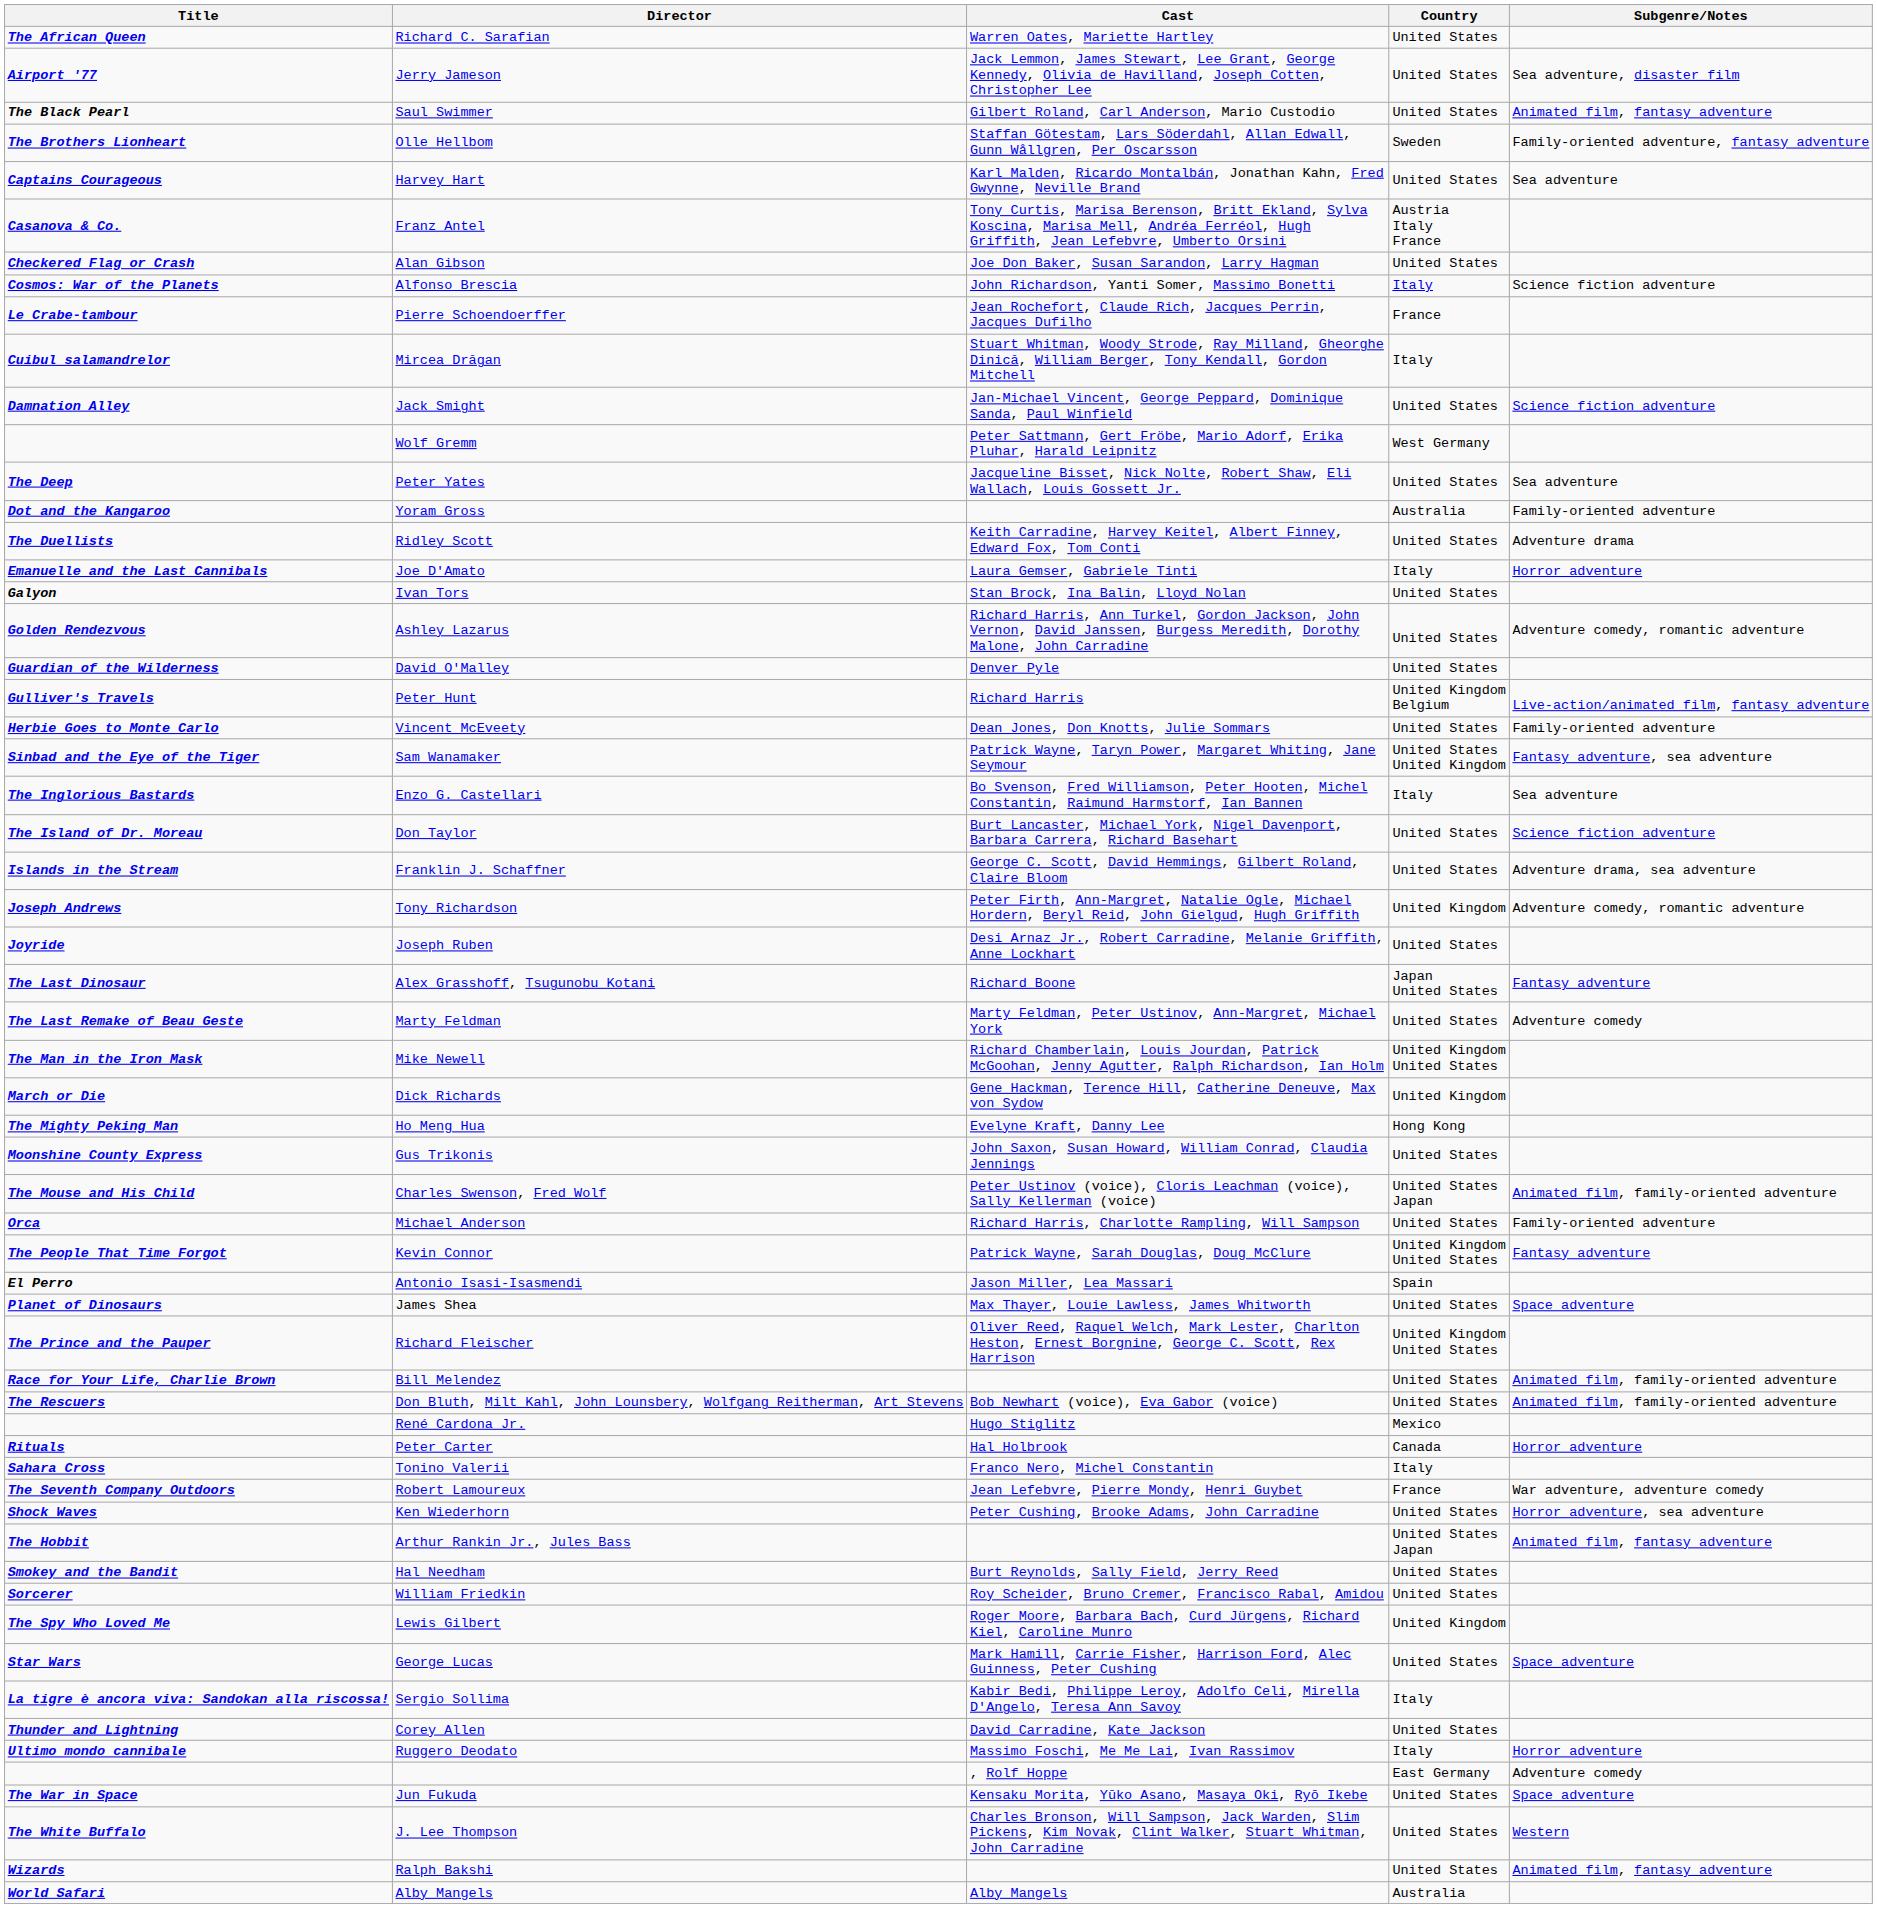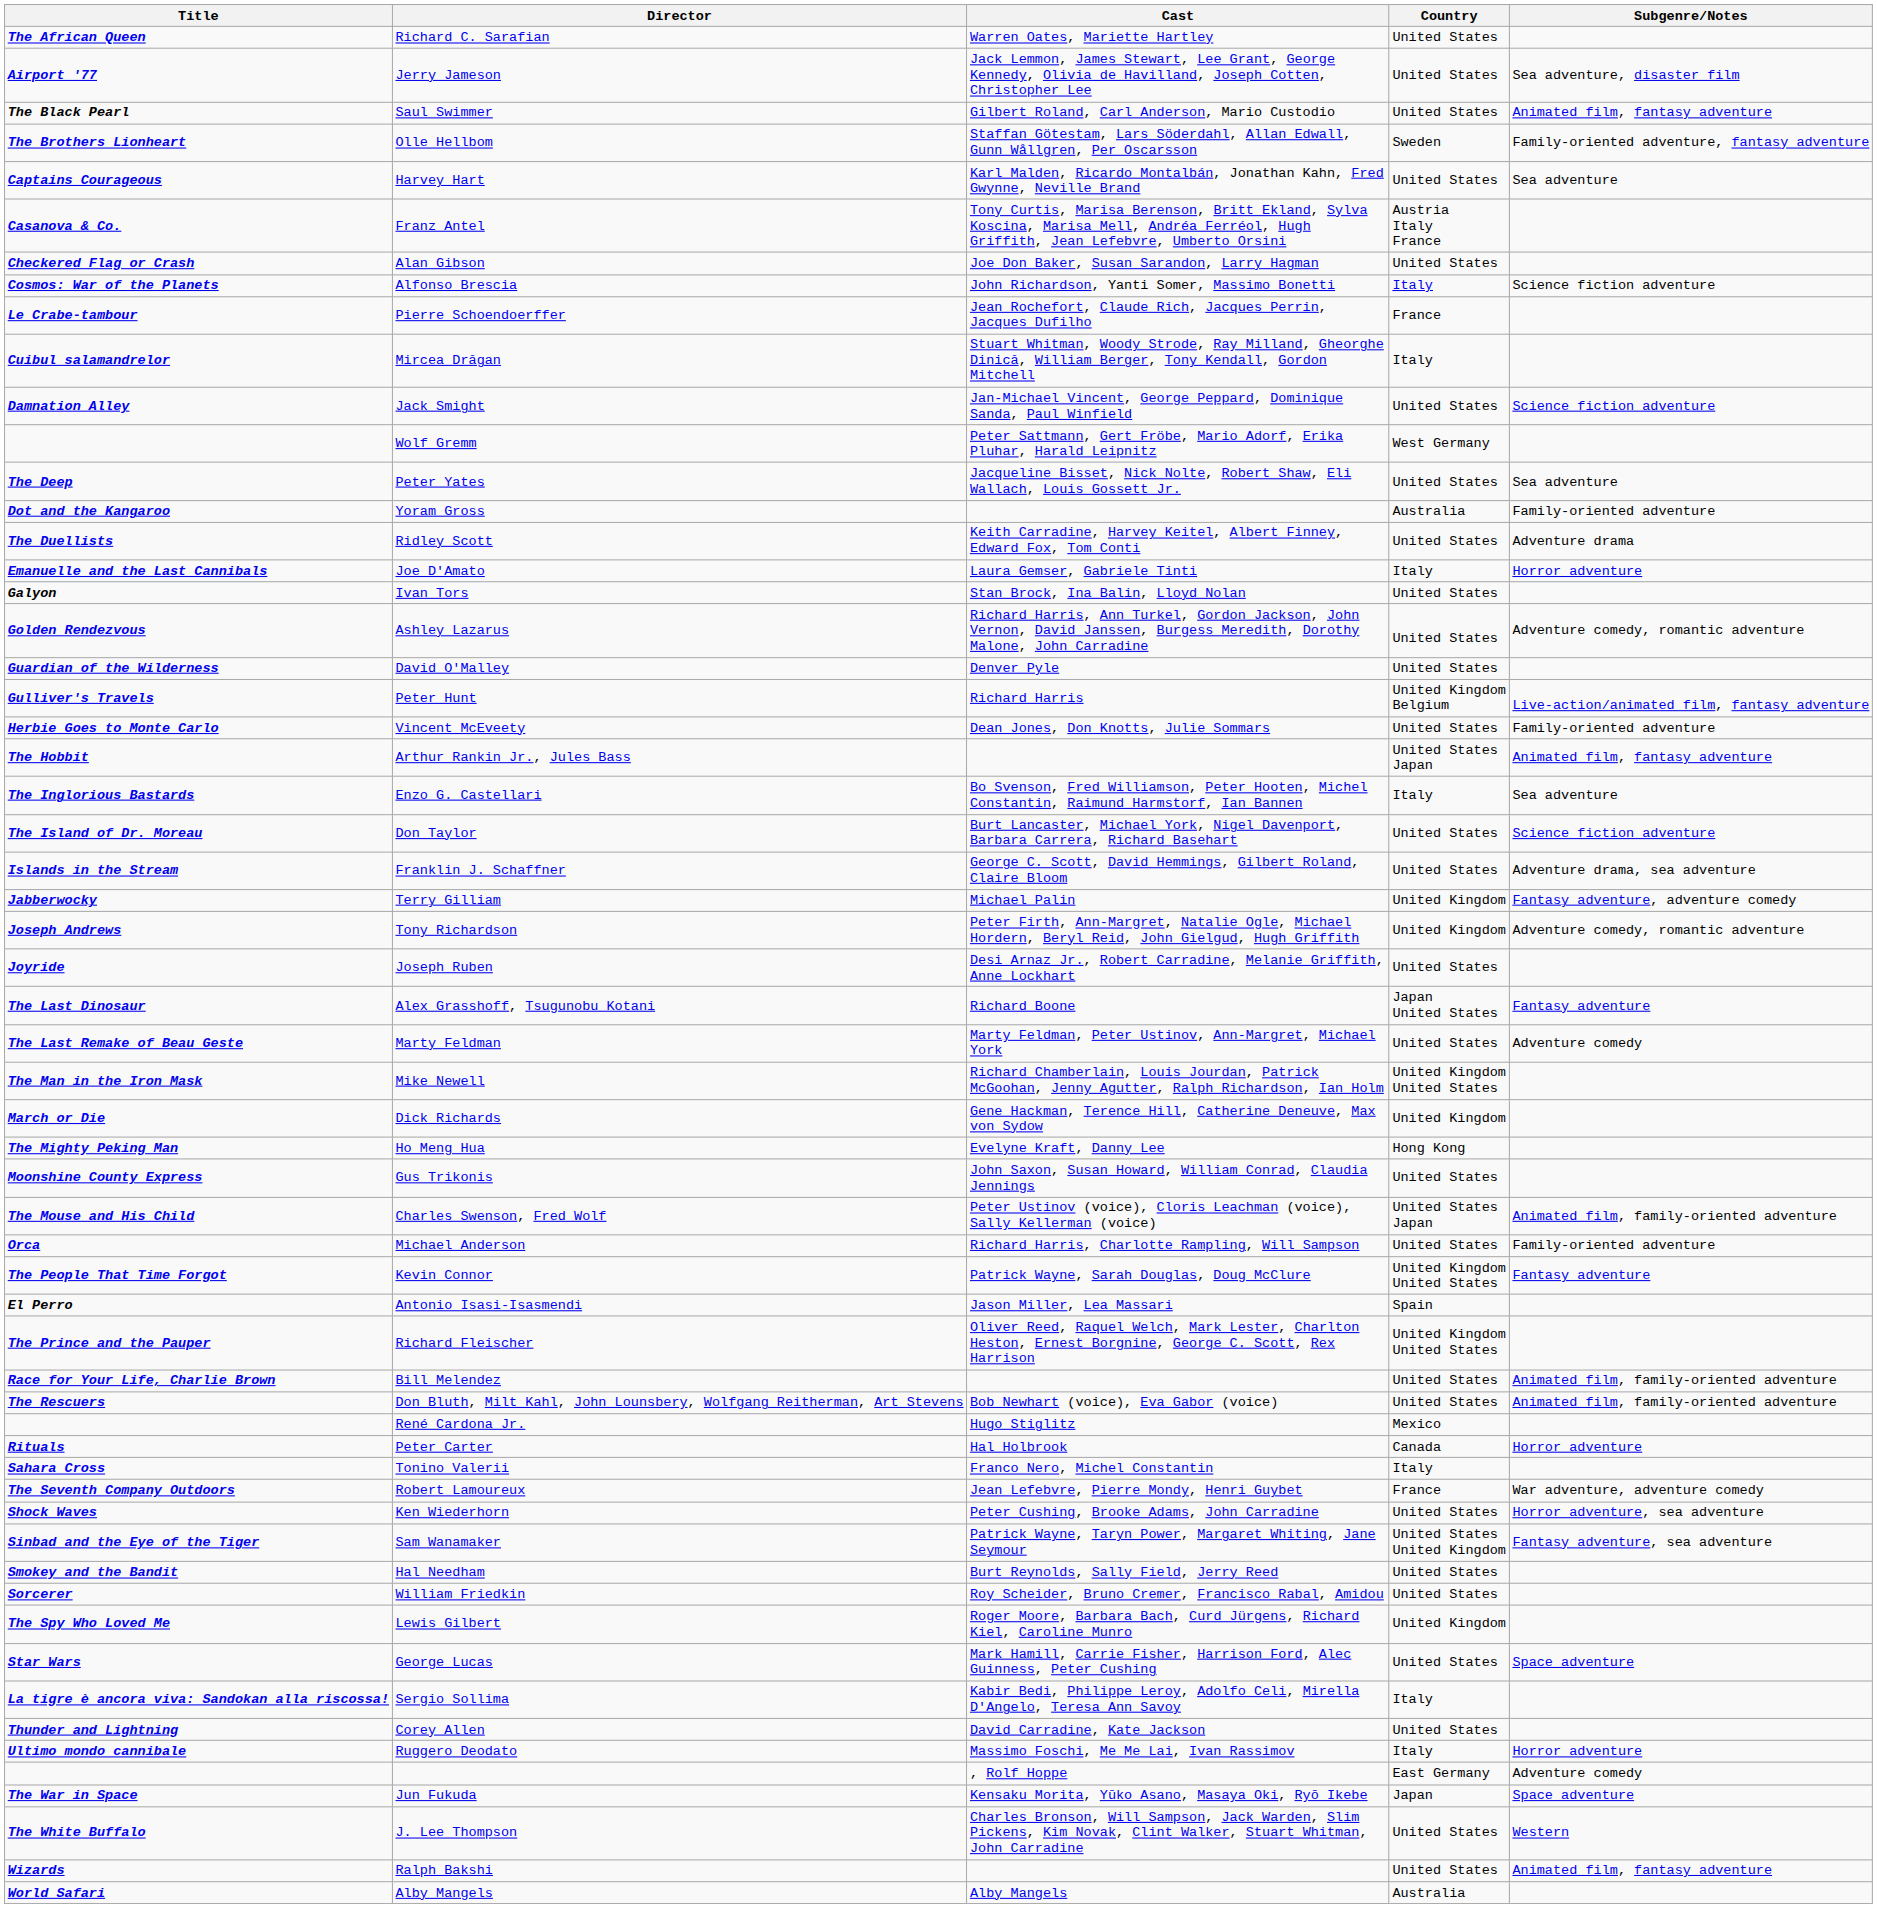rows swapped: (513, 1543) <-> (448, 758)
+ row: (448, 900)
- row: (436, 1305)
(1445, 1795) United States -> (1413, 1795) Japan
